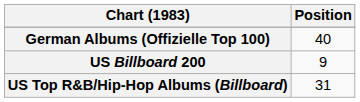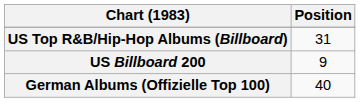rows swapped: (148, 39) <-> (148, 85)
